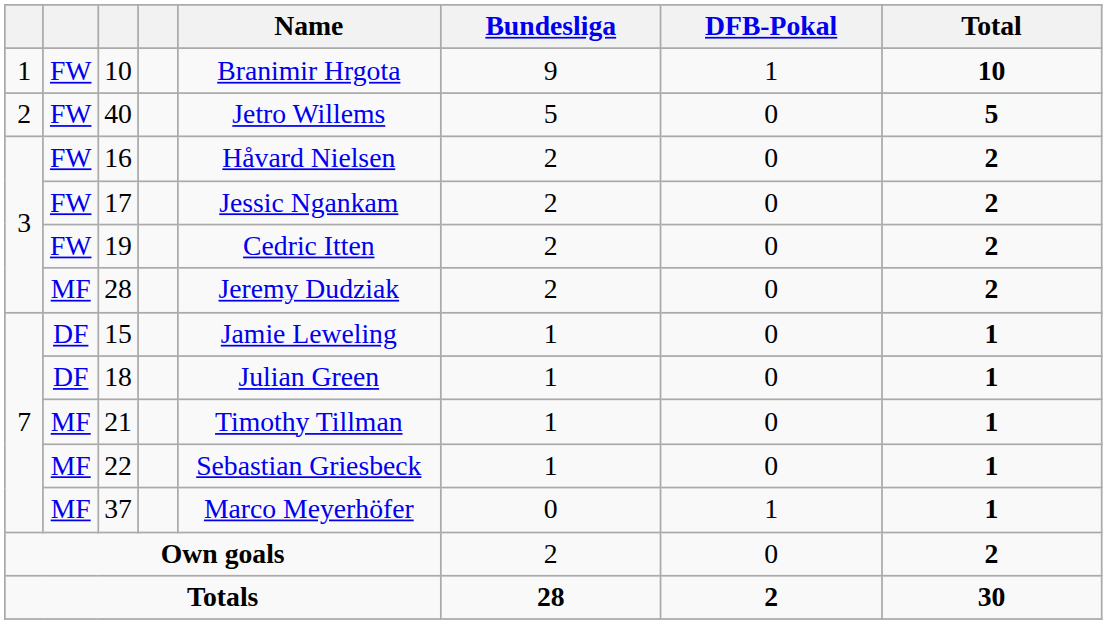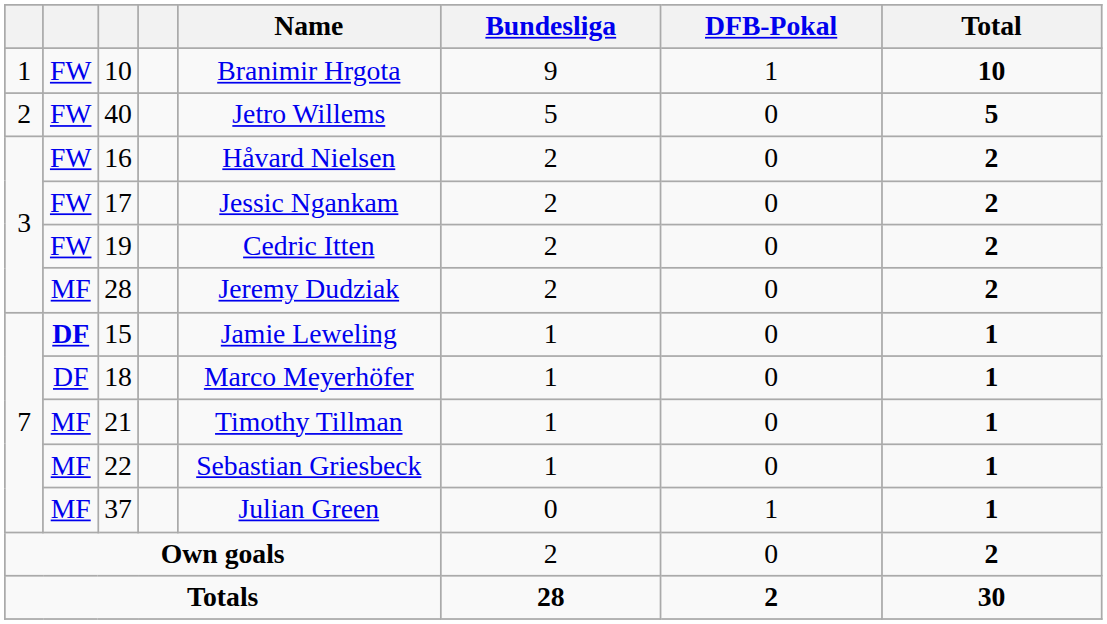(71, 333) normal -> (71, 333) bold
(309, 377) Julian Green -> (309, 377) Marco Meyerhöfer
(309, 509) Marco Meyerhöfer -> (309, 509) Julian Green
